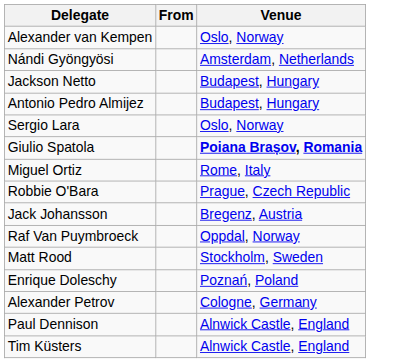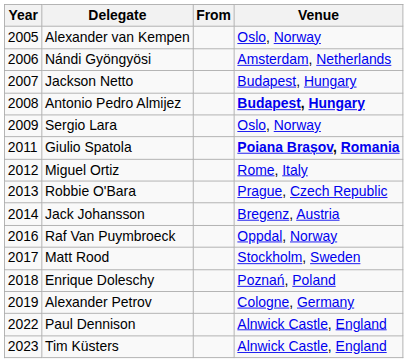+ column: (23, 15)
(260, 103) normal -> (301, 103) bold
